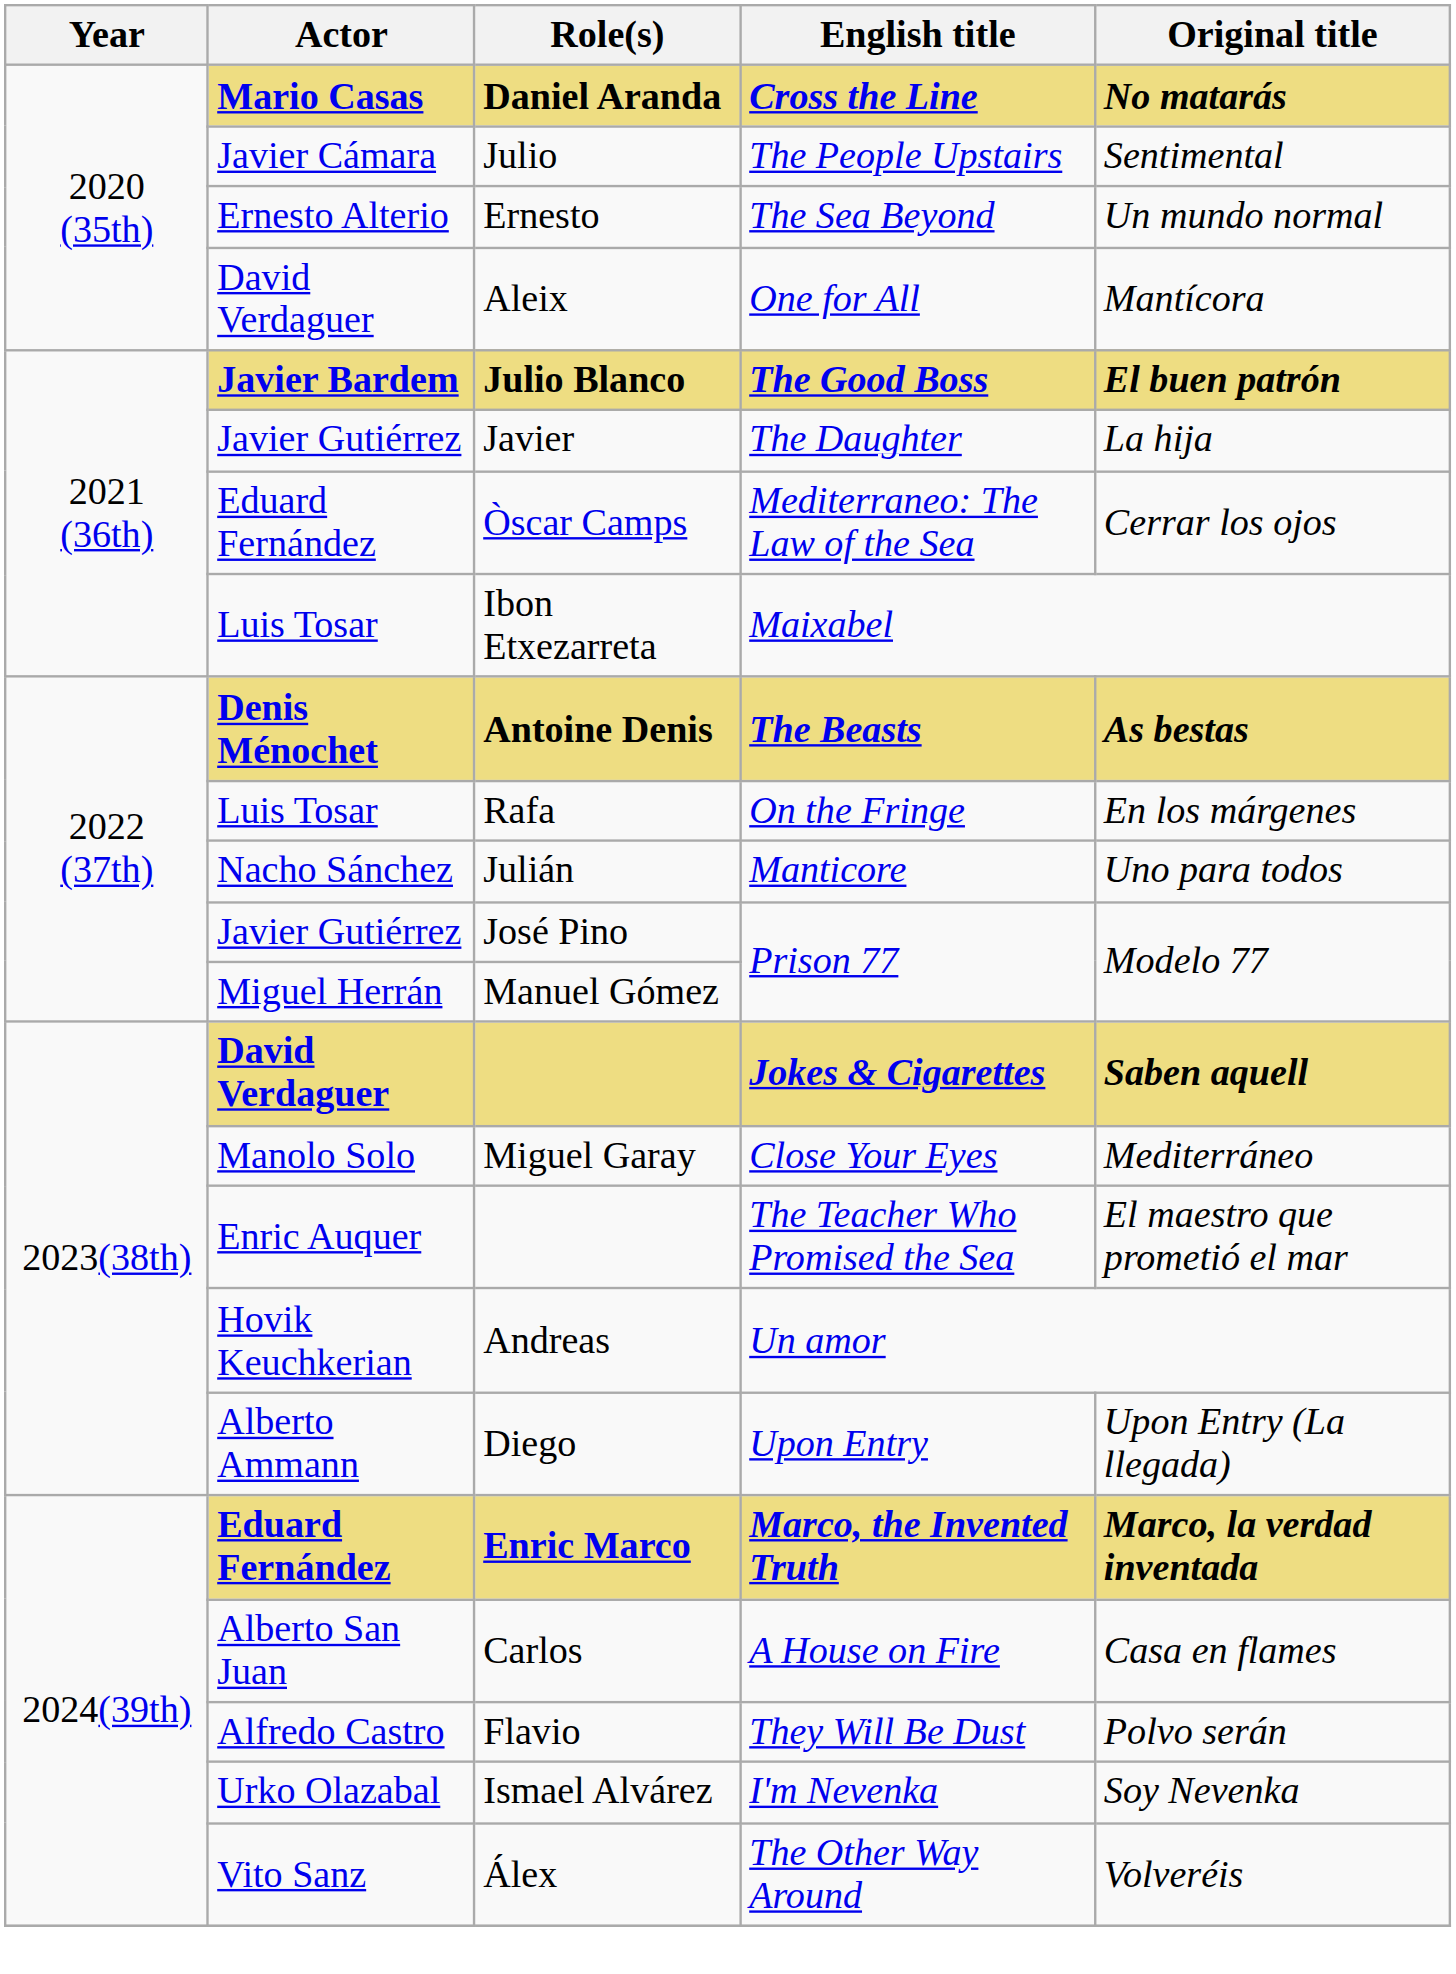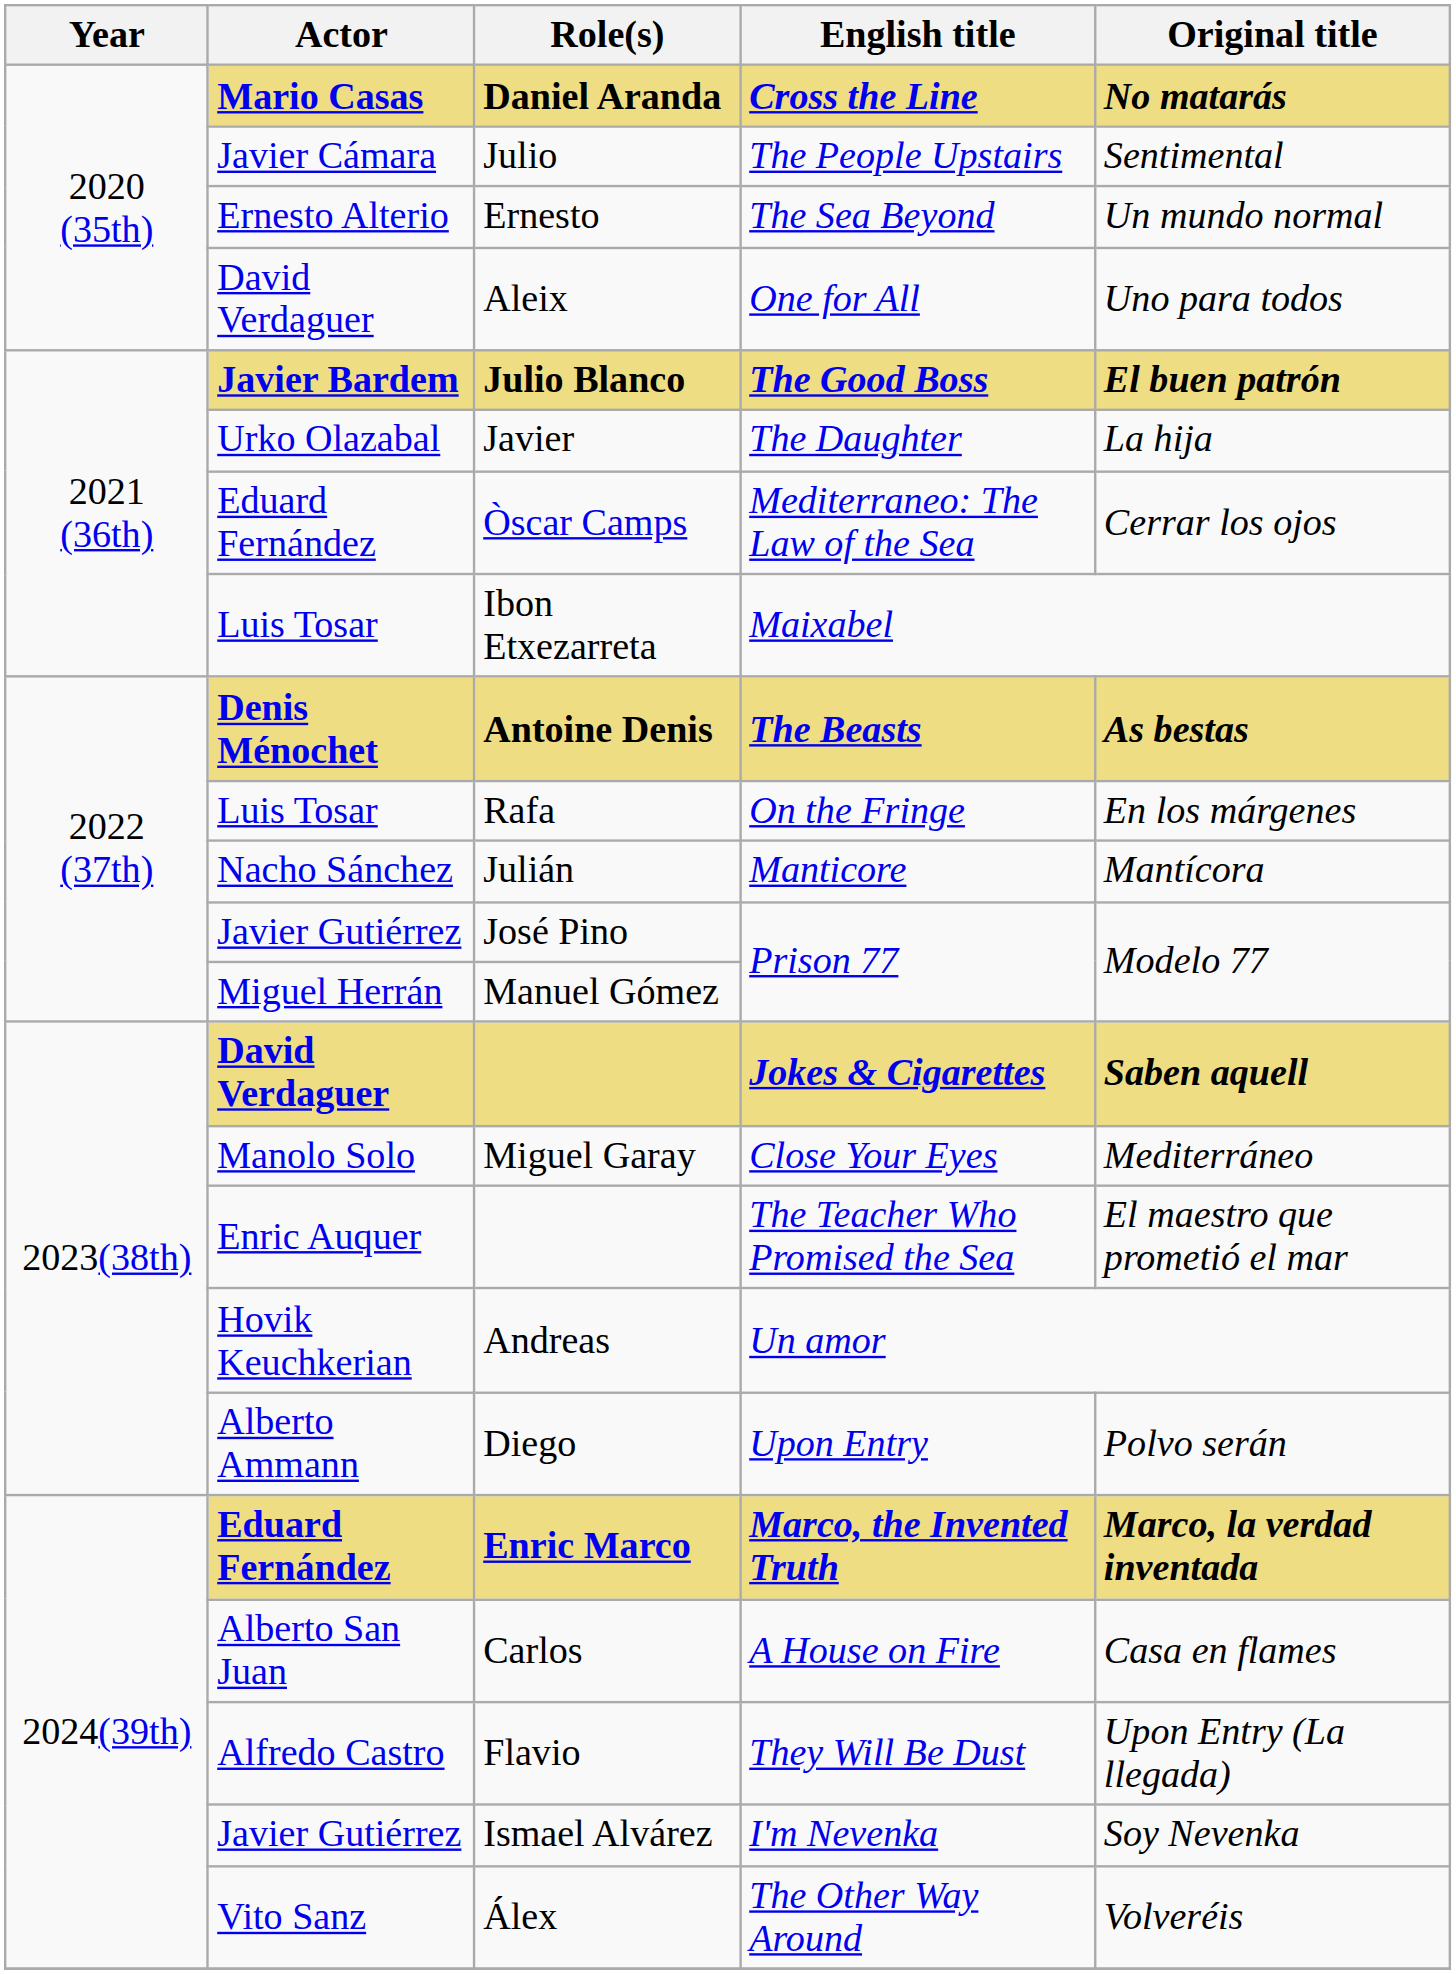(1184, 297) Mantícora -> (1223, 297) Uno para todos
(339, 439) Javier Gutiérrez -> (329, 439) Urko Olazabal
(1223, 870) Uno para todos -> (1184, 870) Mantícora
(1224, 1443) Upon Entry (La llegada) -> (1195, 1443) Polvo serán
(1195, 1731) Polvo serán -> (1224, 1752) Upon Entry (La llegada)
(329, 1791) Urko Olazabal -> (339, 1834) Javier Gutiérrez
